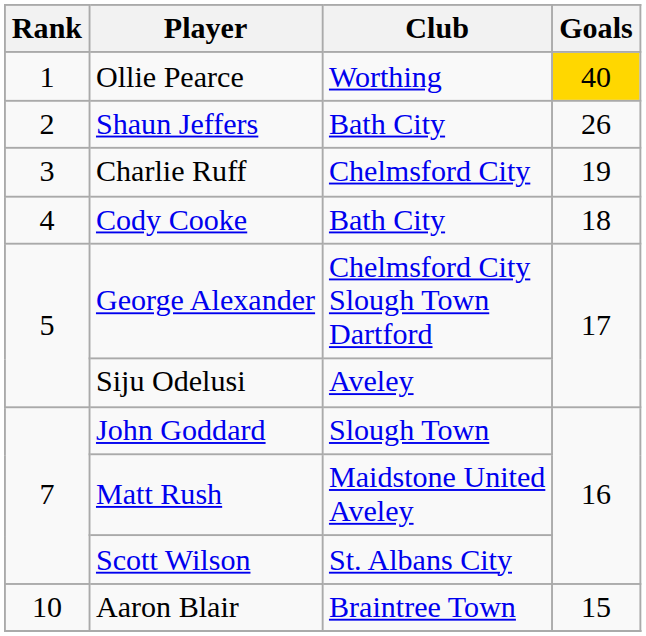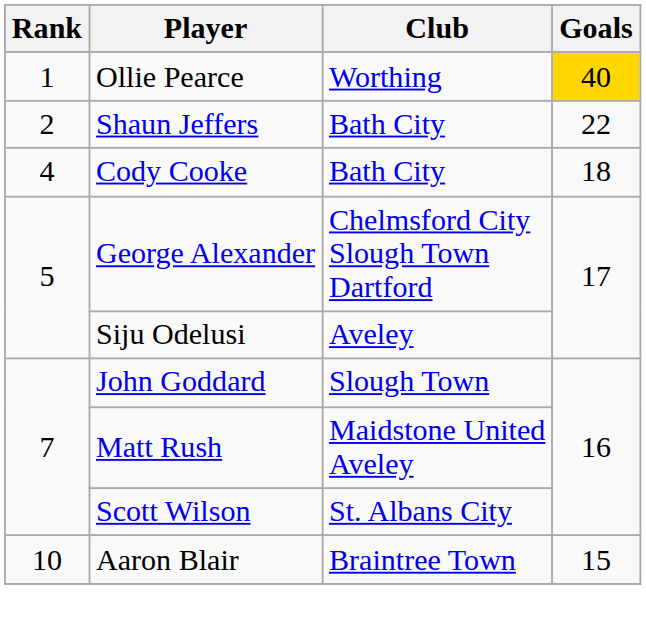(596, 123) 26 -> (596, 123) 22
- row: (171, 171)
